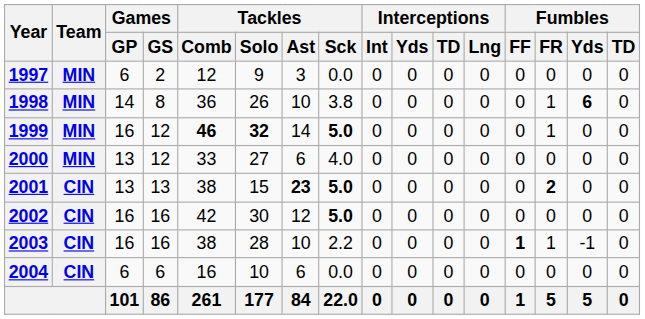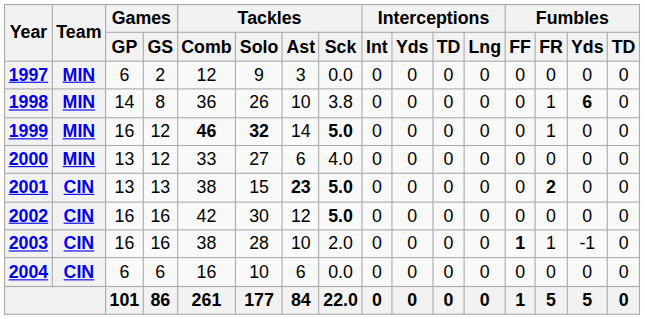(341, 243) 2.2 -> (341, 243) 2.0
